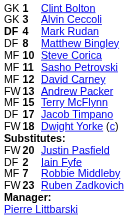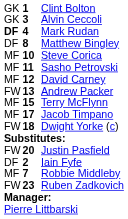(11, 114) DF -> (12, 114) MF
